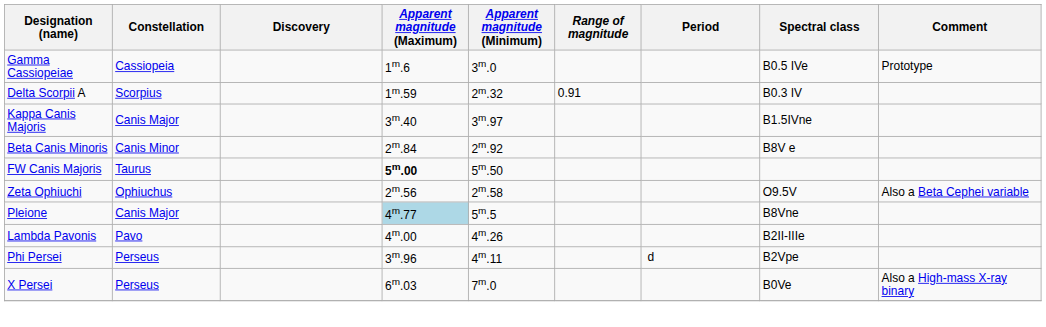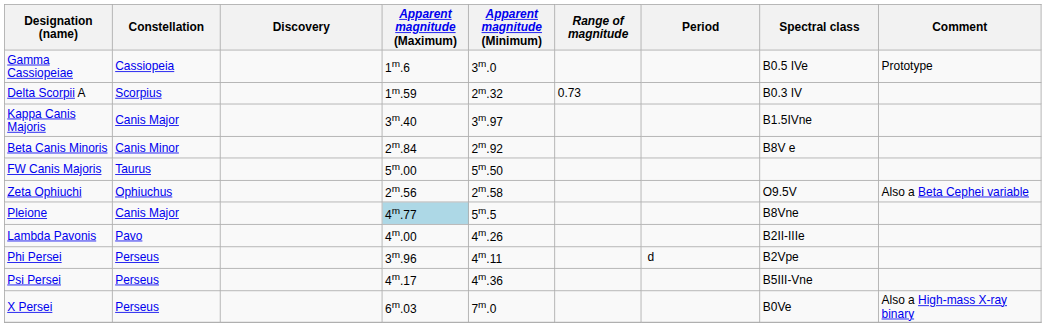(569, 93) 0.91 -> (569, 93) 0.73
(401, 170) bold -> (401, 170) normal
+ row: (34, 280)
